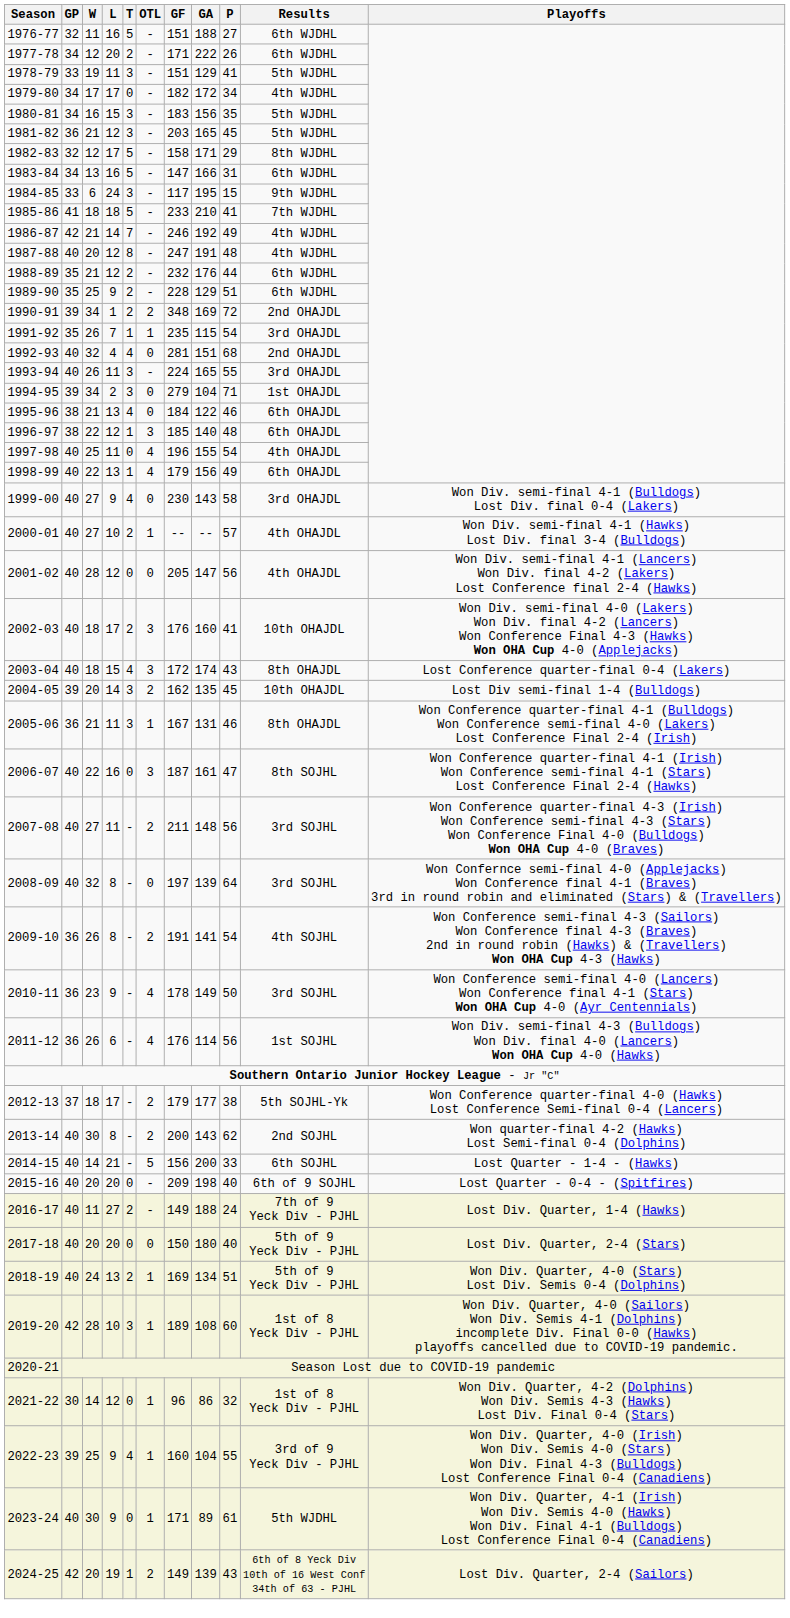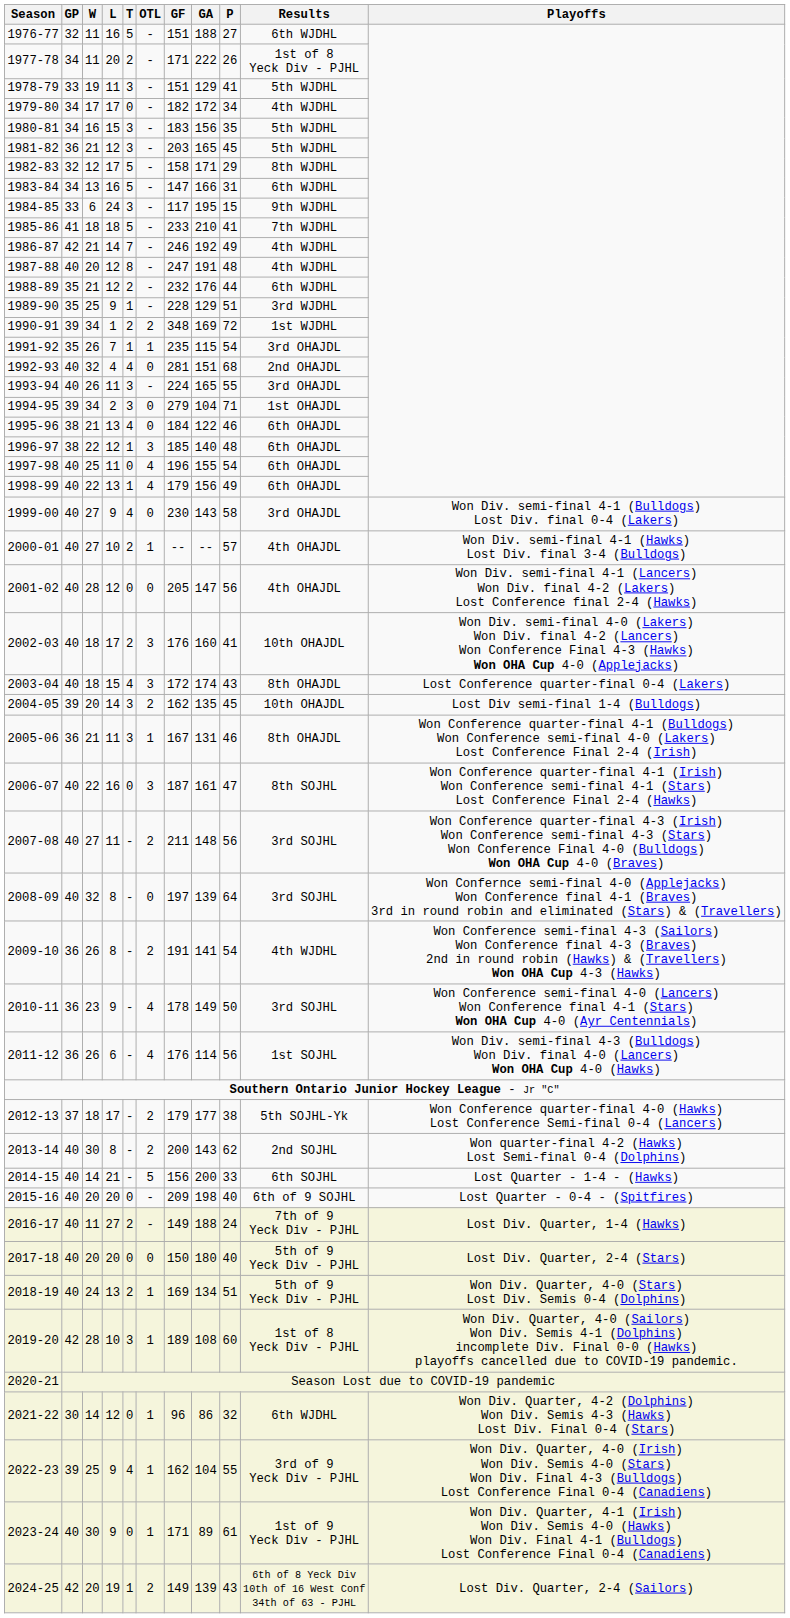(92, 54) 12 -> (92, 61) 11
(304, 54) 6th WJDHL -> (304, 61) 1st of 8 Yeck Div - PJHL
(130, 293) 2 -> (130, 307) 1
(304, 293) 6th WJDHL -> (304, 307) 3rd WJDHL
(304, 313) 2nd OHAJDL -> (304, 327) 1st WJDHL
(304, 453) 4th OHAJDL -> (304, 467) 6th OHAJDL
(304, 938) 4th SOJHL -> (304, 952) 4th WJDHL
(304, 1402) 1st of 8 Yeck Div - PJHL -> (304, 1416) 6th WJDHL
(178, 1457) 160 -> (178, 1471) 162
(304, 1519) 5th WJDHL -> (304, 1533) 1st of 9 Yeck Div - PJHL
